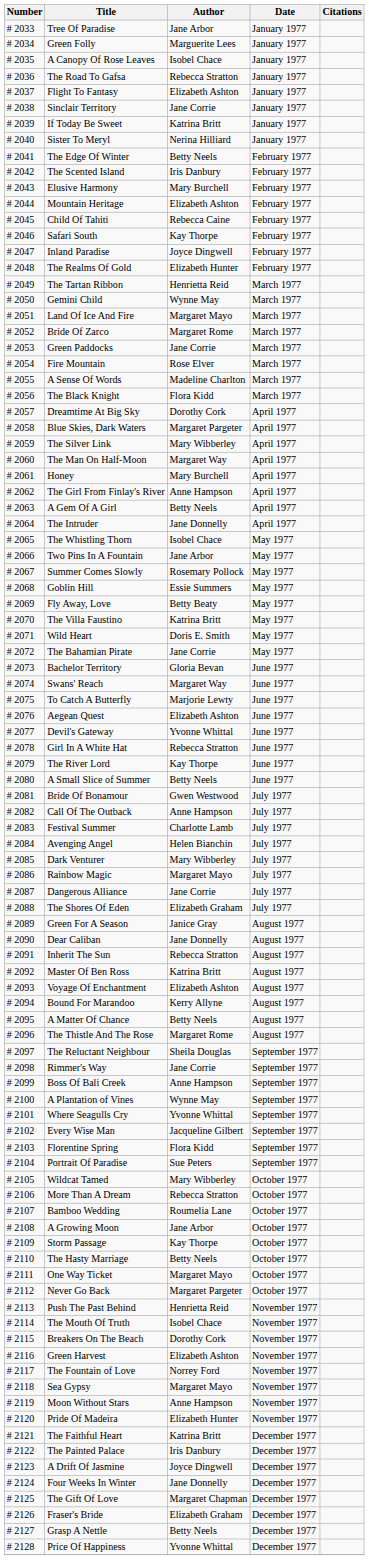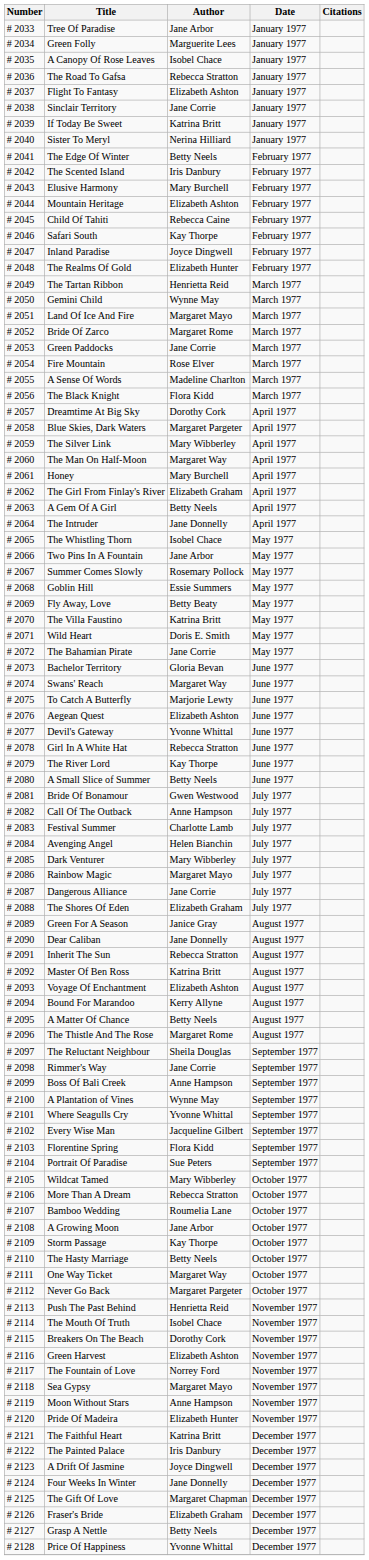(201, 492) Anne Hampson -> (206, 492) Elizabeth Graham
(201, 1275) Margaret Mayo -> (198, 1275) Margaret Way
